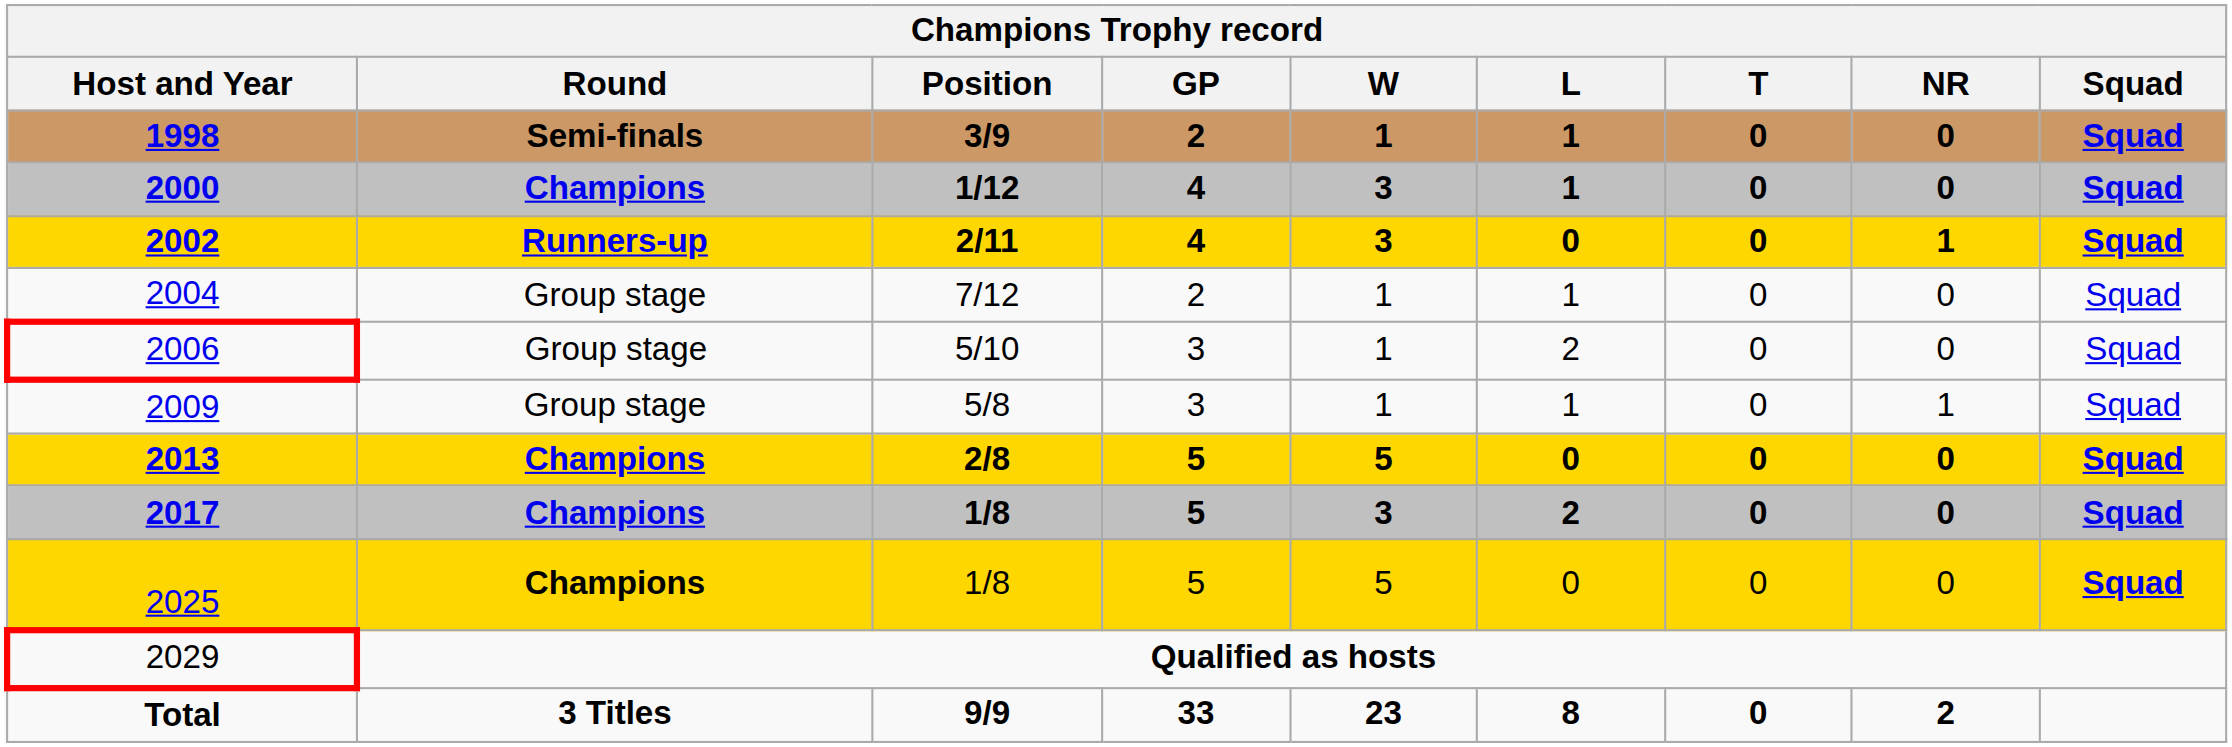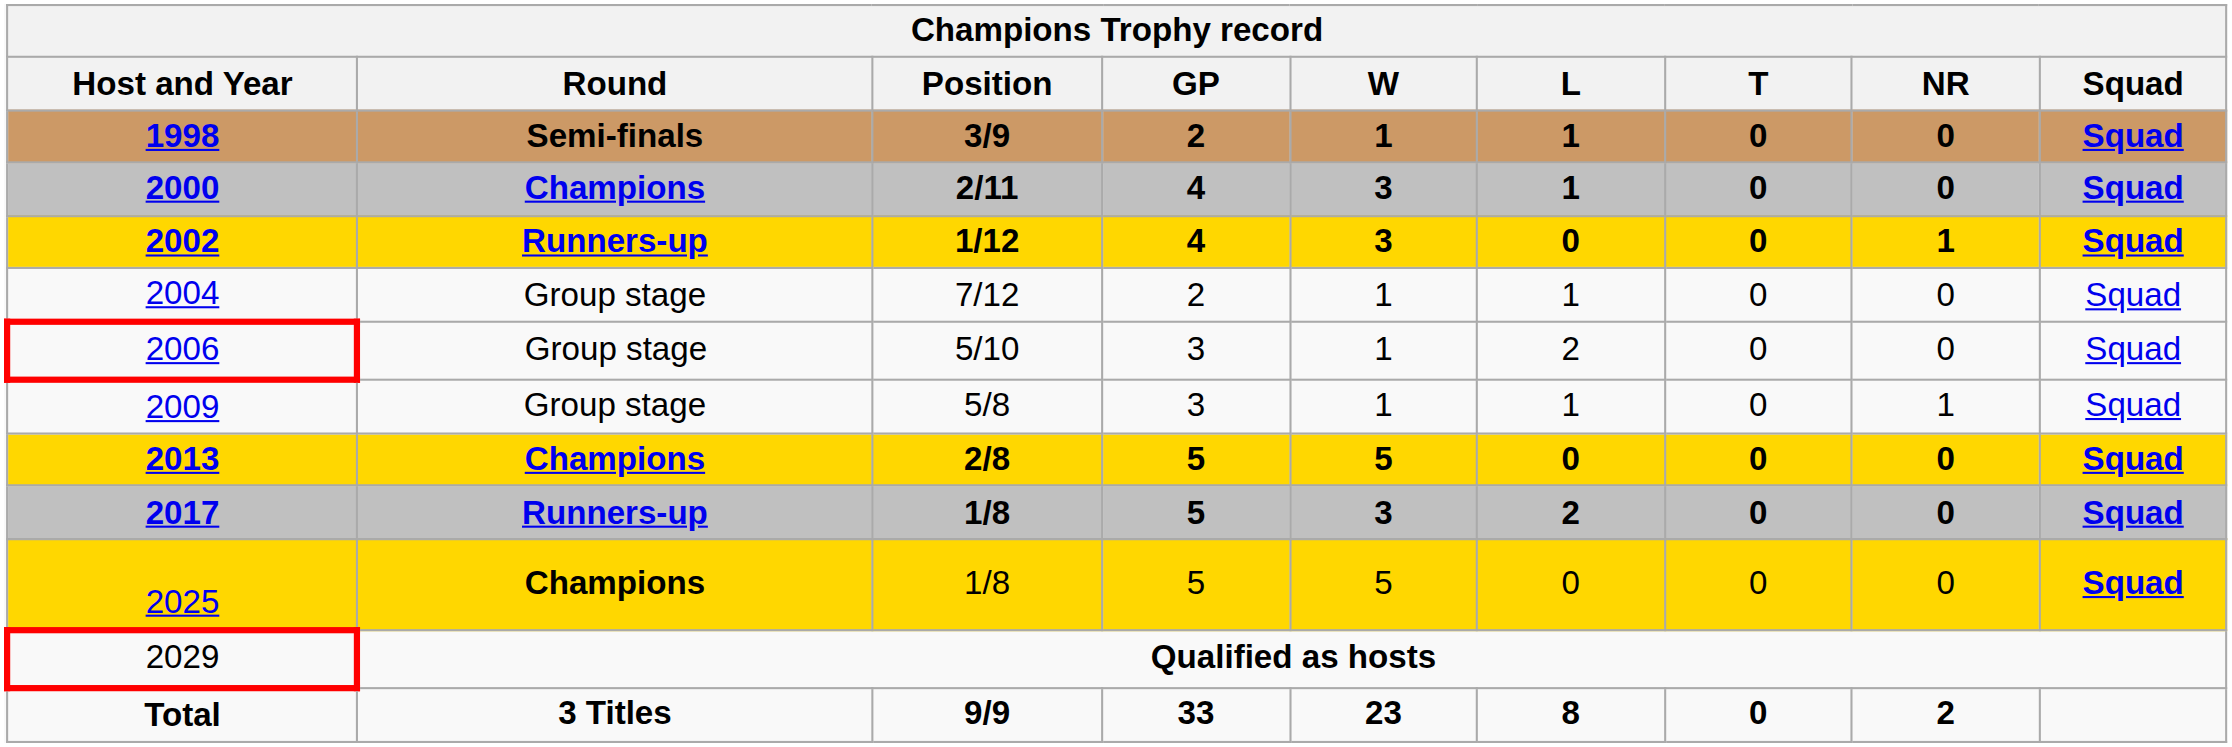(987, 188) 1/12 -> (987, 188) 2/11
(987, 240) 2/11 -> (987, 240) 1/12
(615, 511) Champions -> (615, 511) Runners-up
